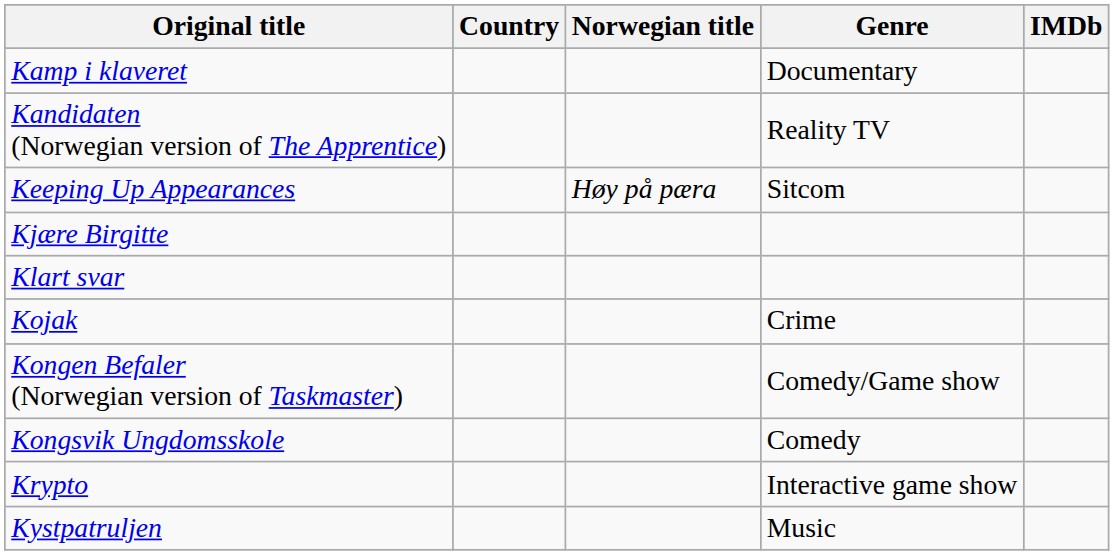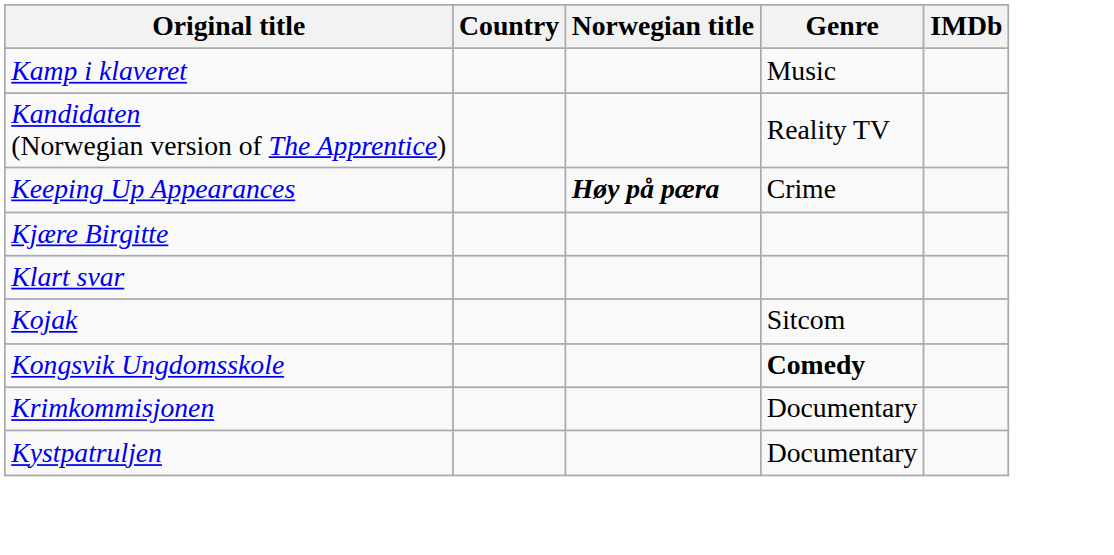(842, 70) Documentary -> (801, 70) Music
(644, 189) normal -> (646, 189) bold
(806, 189) Sitcom -> (801, 189) Crime
(801, 320) Crime -> (806, 320) Sitcom
- row: (207, 380)
(814, 439) normal -> (816, 364) bold
+ row: (113, 408)
- row: (50, 483)
(801, 527) Music -> (842, 452) Documentary
